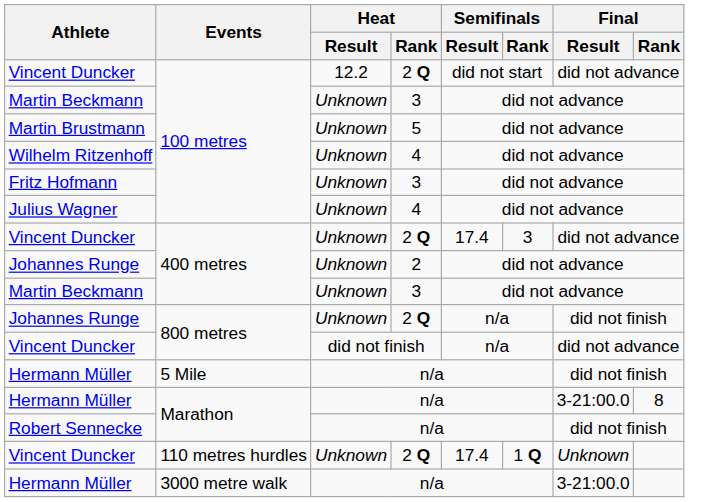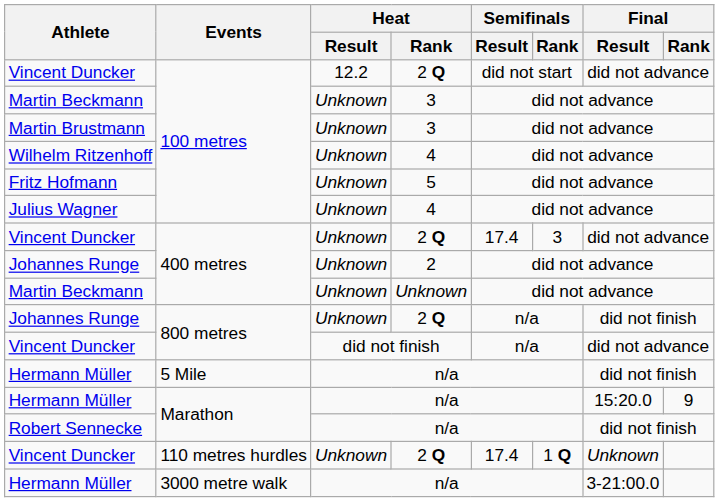(416, 128) 5 -> (431, 128) 3
(416, 182) 3 -> (431, 182) 5
(416, 292) 3 -> (431, 292) Unknown
(593, 401) 3-21:00.0 -> (623, 401) 15:20.0
(659, 401) 8 -> (689, 401) 9
